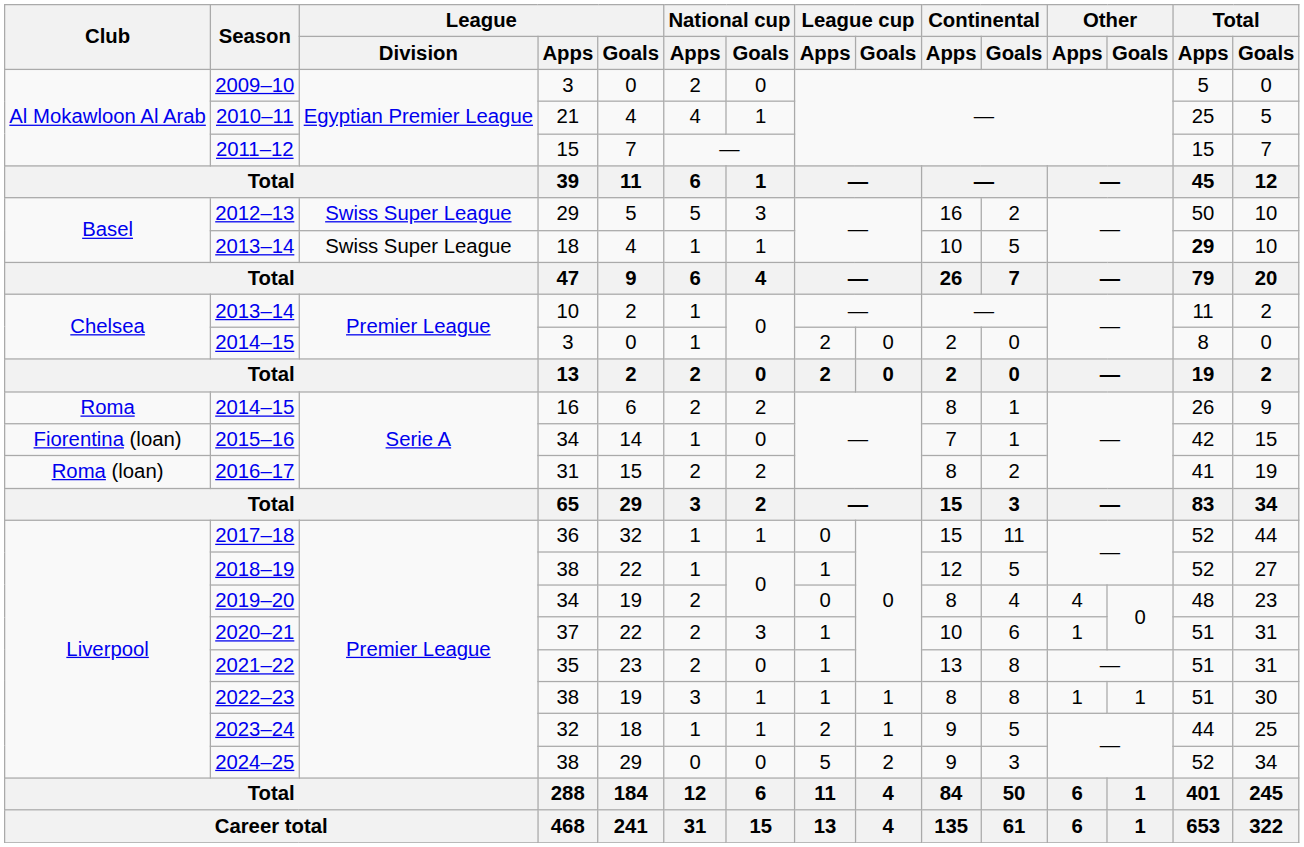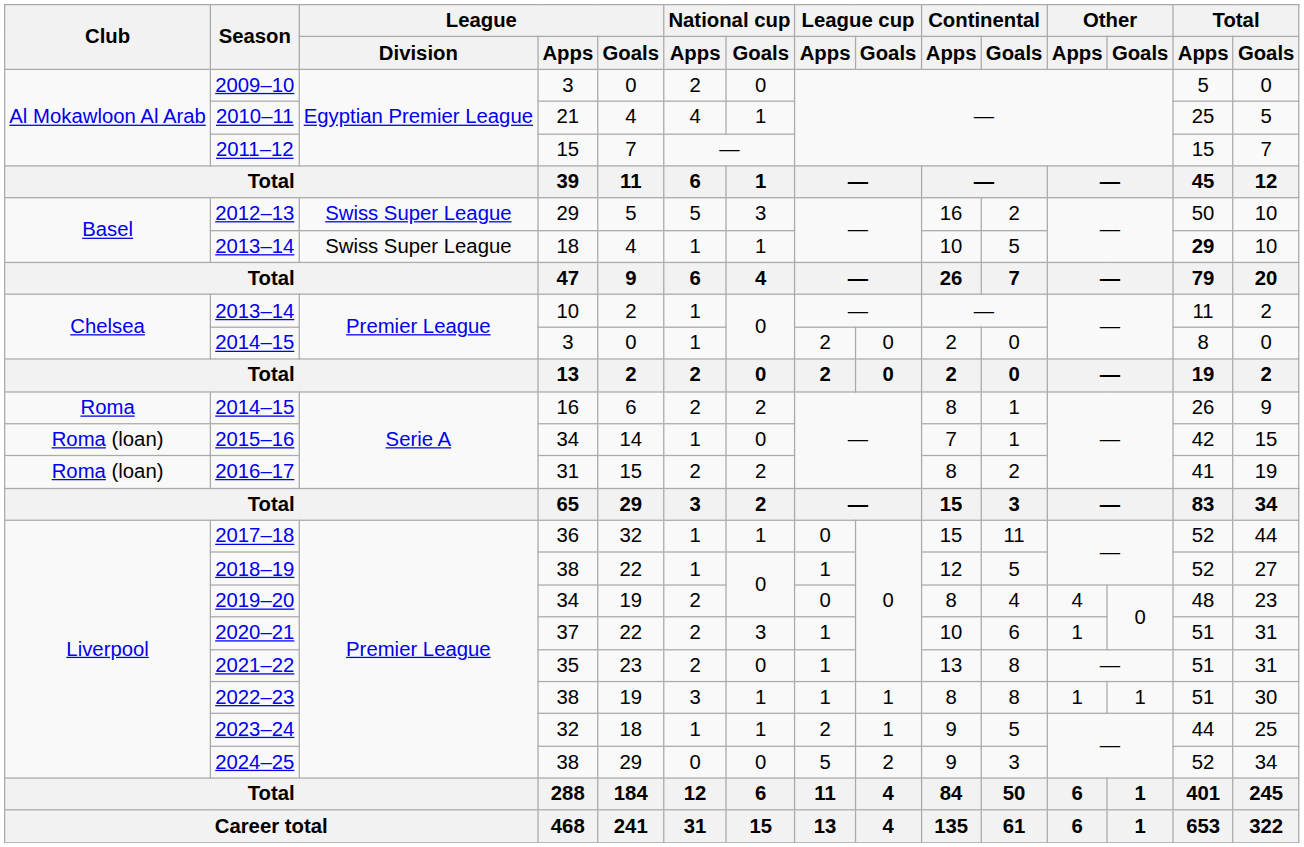(108, 439) Fiorentina (loan) -> (108, 439) Roma (loan)
